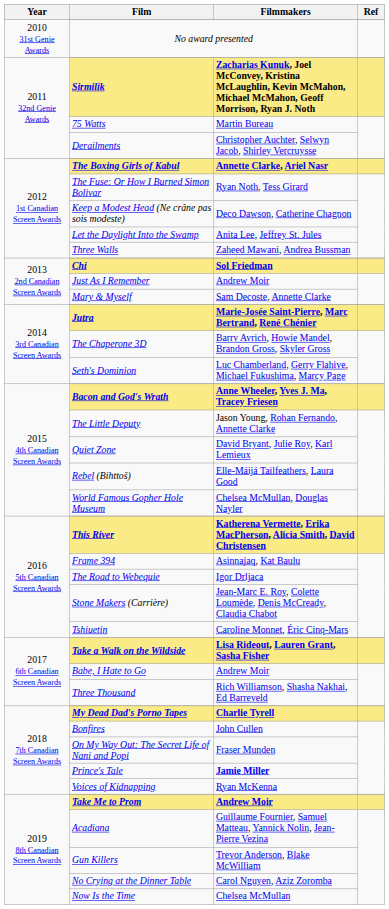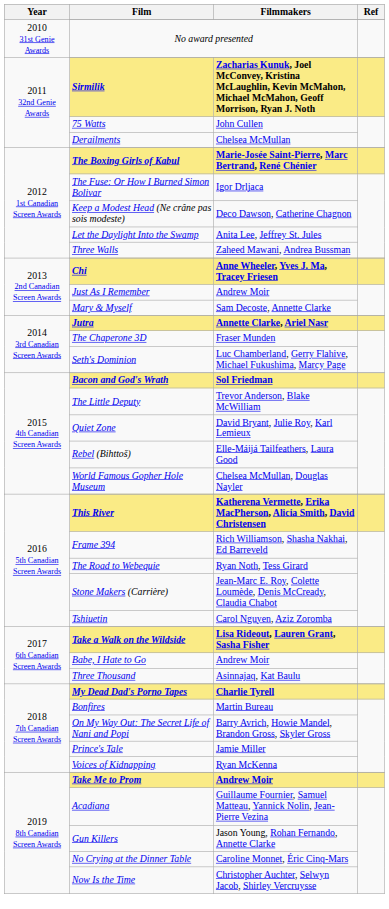(245, 124) Martin Bureau -> (239, 124) John Cullen
(273, 145) Christopher Auchter, Selwyn Jacob, Shirley Vercruysse -> (253, 140) Chelsea McMullan
(272, 166) Annette Clarke, Ariel Nasr -> (282, 161) Marie-Josée Saint-Pierre, Marc Bertrand, René Chénier
(262, 187) Ryan Noth, Tess Girard -> (240, 187) Igor Drljaca
(244, 265) Sol Friedman -> (271, 271) Anne Wheeler, Yves J. Ma, Tracey Friesen
(282, 317) Marie-Josée Saint-Pierre, Marc Bertrand, René Chénier -> (272, 323) Annette Clarke, Ariel Nasr
(274, 344) Barry Avrich, Howie Mandel, Brandon Gross, Skyler Gross -> (246, 338) Fraser Munden
(271, 397) Anne Wheeler, Yves J. Ma, Tracey Friesen -> (244, 380) Sol Friedman
(277, 423) Jason Young, Rohan Fernando, Annette Clarke -> (263, 401) Trevor Anderson, Blake McWilliam
(258, 561) Asinnajaq, Kat Baulu -> (282, 544) Rich Williamson, Shasha Nakhai, Ed Barreveld
(240, 576) Igor Drljaca -> (262, 565) Ryan Noth, Tess Girard
(282, 629) Caroline Monnet, Éric Cinq-Mars -> (274, 618) Carol Nguyen, Aziz Zoromba
(282, 692) Rich Williamson, Shasha Nakhai, Ed Barreveld -> (258, 676) Asinnajaq, Kat Baulu
(239, 729) John Cullen -> (245, 707) Martin Bureau
(246, 750) Fraser Munden -> (274, 728) Barry Avrich, Howie Mandel, Brandon Gross, Skyler Gross
(243, 771) bold -> (241, 749) normal
(263, 860) Trevor Anderson, Blake McWilliam -> (277, 838) Jason Young, Rohan Fernando, Annette Clarke
(274, 881) Carol Nguyen, Aziz Zoromba -> (282, 859) Caroline Monnet, Éric Cinq-Mars
(253, 896) Chelsea McMullan -> (273, 880) Christopher Auchter, Selwyn Jacob, Shirley Vercruysse
